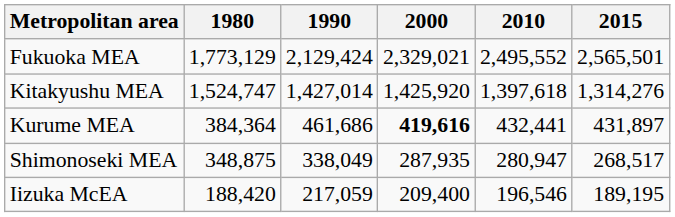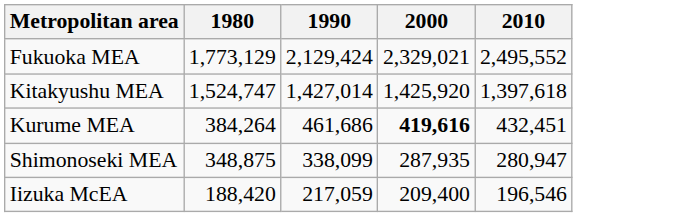- column: (621, 21)
(240, 125) 384,364 -> (240, 125) 384,264
(532, 125) 432,441 -> (532, 125) 432,451
(337, 159) 338,049 -> (337, 159) 338,099
